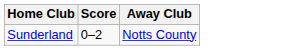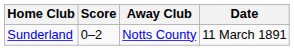+ column: (244, 14)
